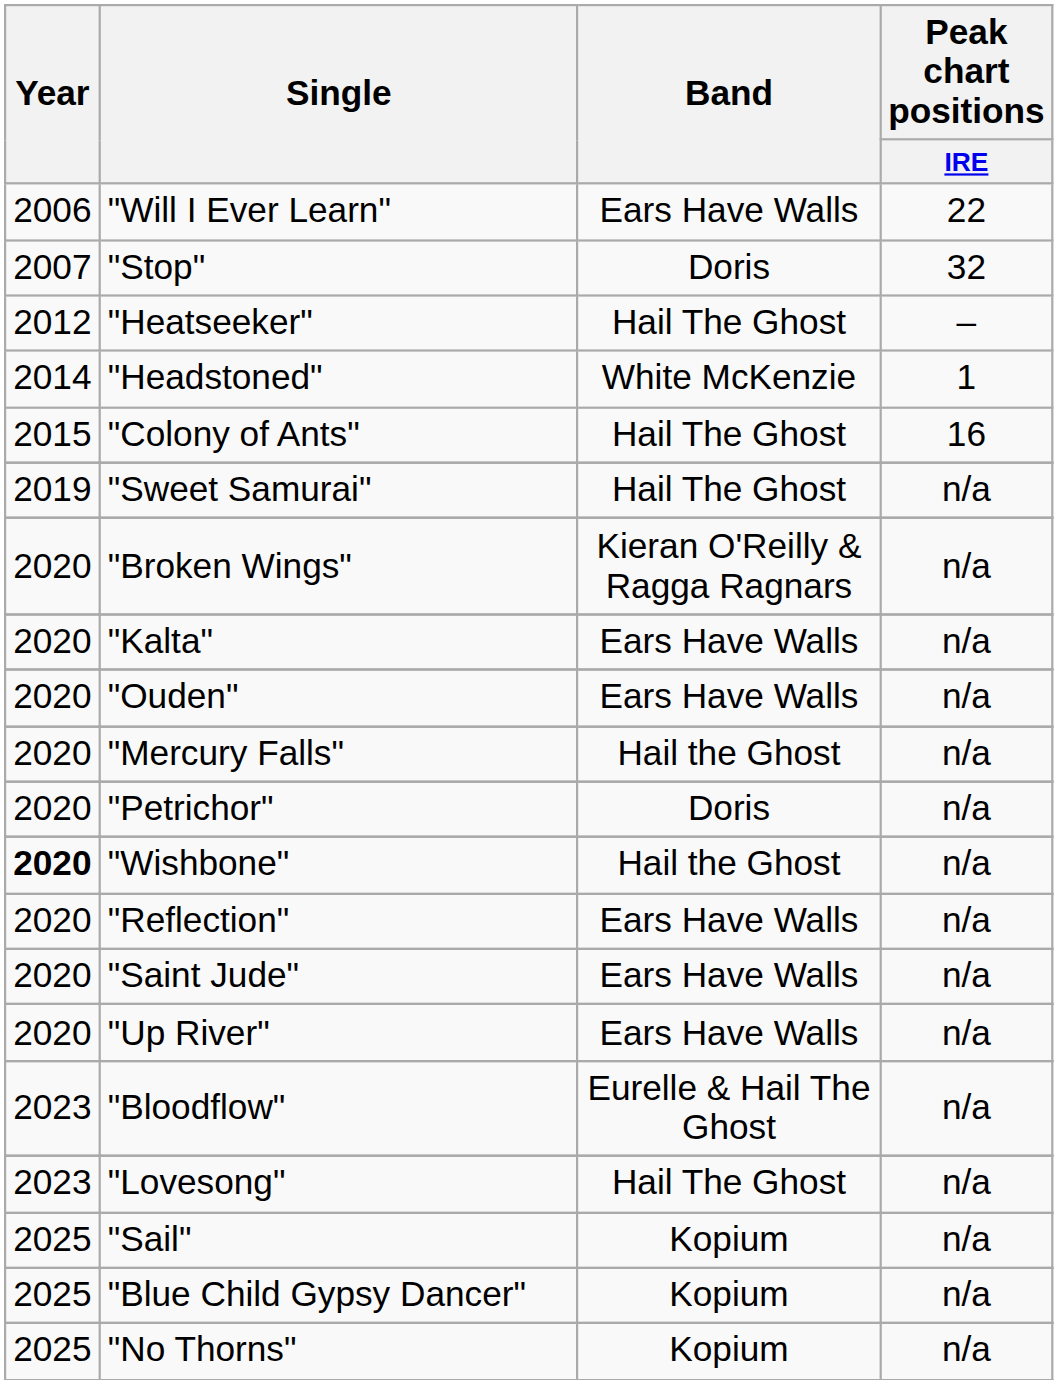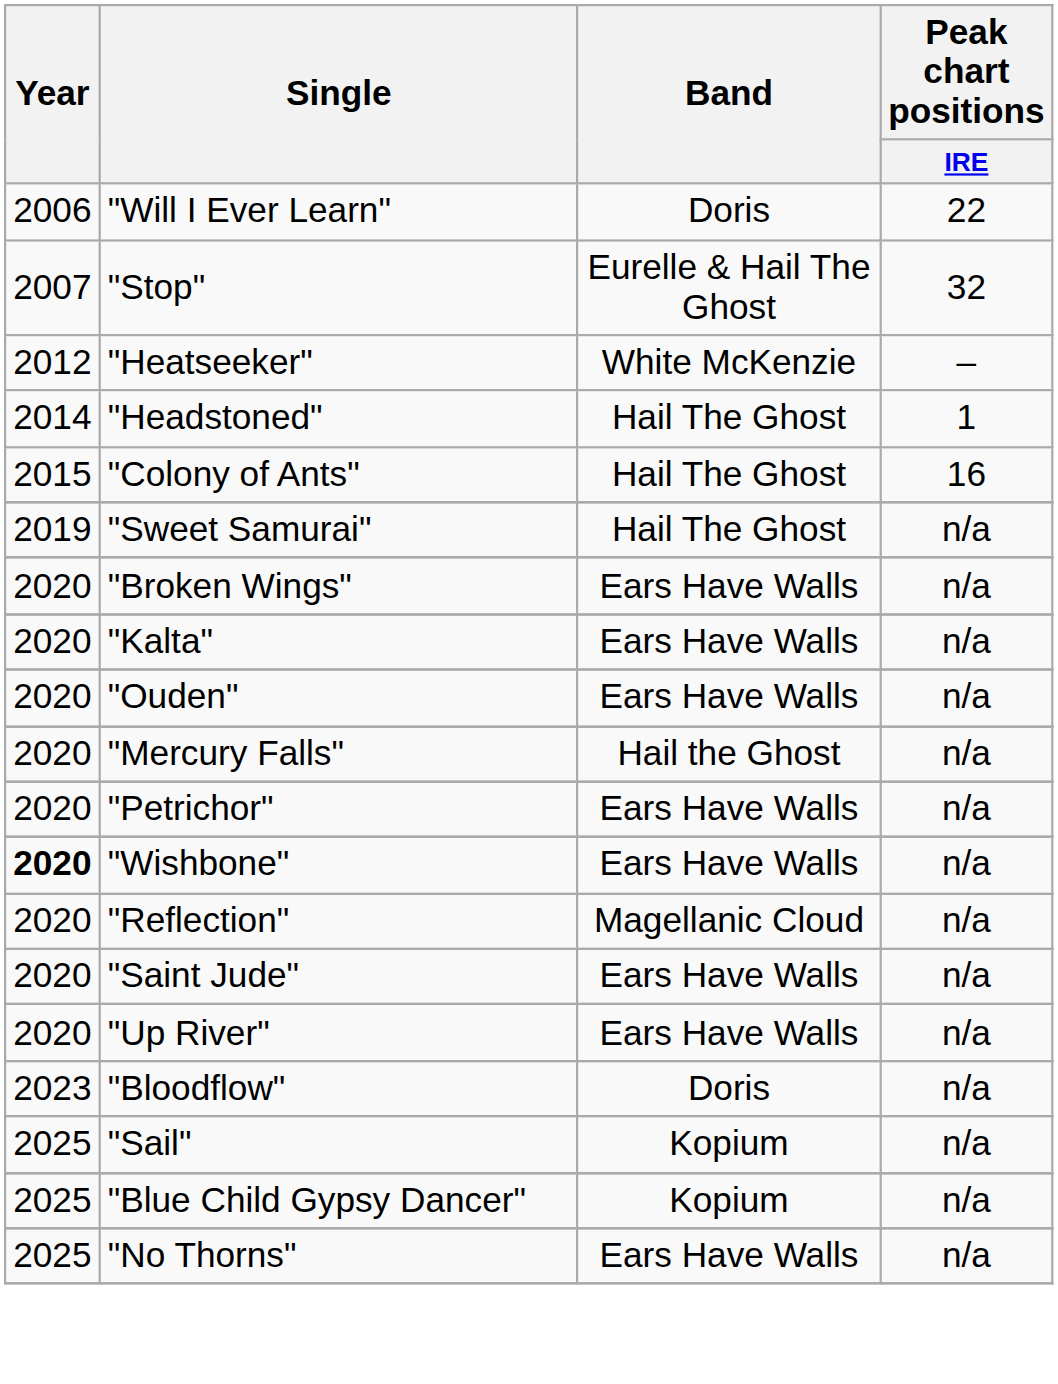(729, 210) Ears Have Walls -> (729, 210) Doris
(729, 266) Doris -> (729, 286) Eurelle & Hail The Ghost
(729, 322) Hail The Ghost -> (729, 362) White McKenzie
(729, 378) White McKenzie -> (729, 418) Hail The Ghost
(729, 565) Kieran O'Reilly & Ragga Ragnars -> (729, 585) Ears Have Walls
(729, 808) Doris -> (729, 808) Ears Have Walls
(729, 864) Hail the Ghost -> (729, 864) Ears Have Walls
(729, 920) Ears Have Walls -> (729, 920) Magellanic Cloud
(729, 1107) Eurelle & Hail The Ghost -> (729, 1087) Doris
- row: (197, 1183)
(729, 1350) Kopium -> (729, 1255) Ears Have Walls
